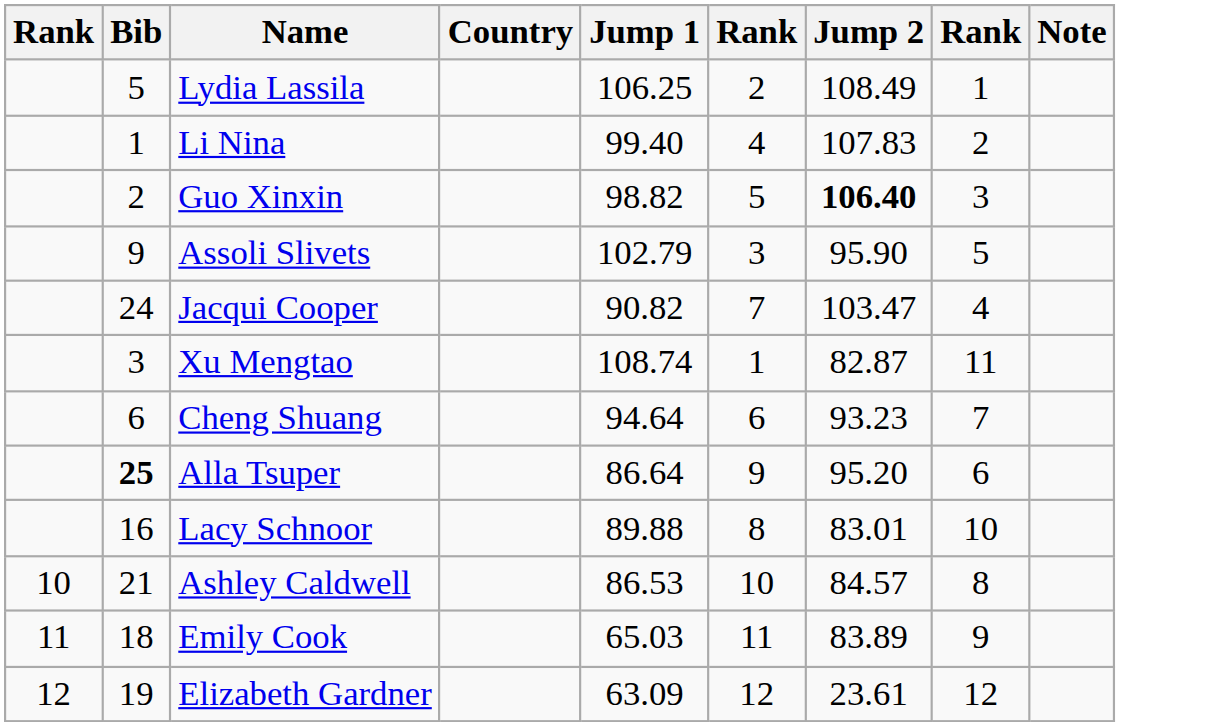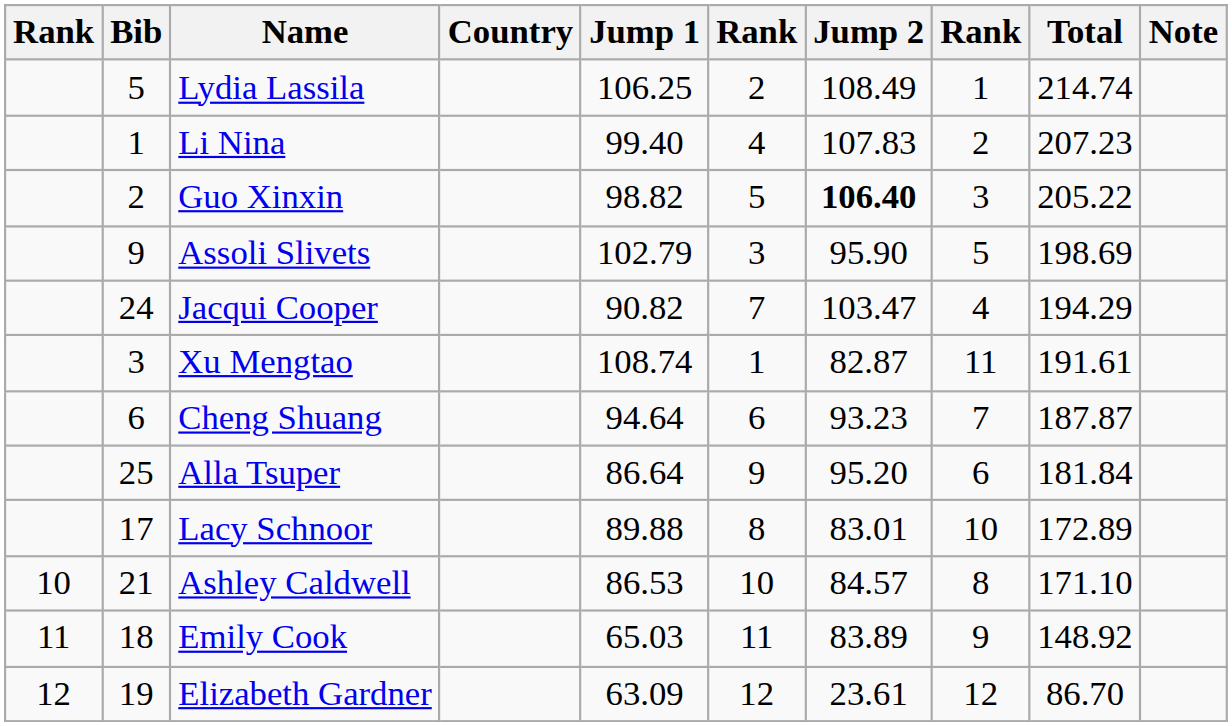+ column: (1085, 32)
(136, 472) bold -> (136, 472) normal
(136, 527) 16 -> (136, 527) 17
